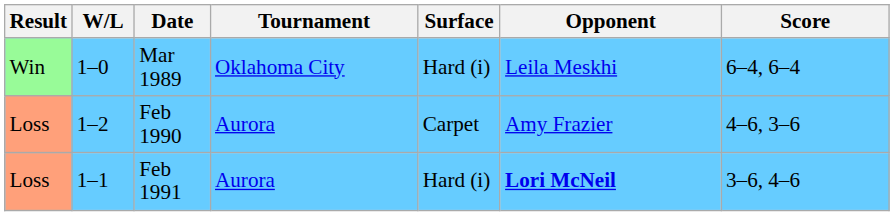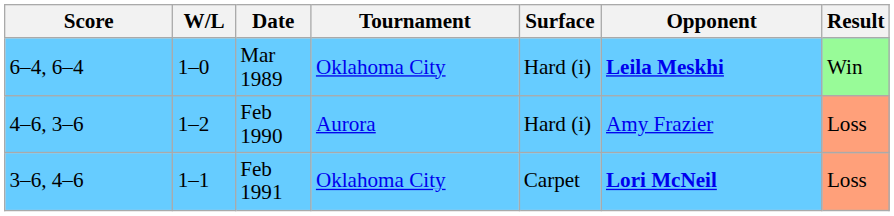columns swapped: (38, 21) <-> (805, 21)
(561, 66) normal -> (665, 66) bold
(451, 123) Carpet -> (557, 123) Hard (i)
(245, 181) Aurora -> (381, 181) Oklahoma City
(456, 181) Hard (i) -> (552, 181) Carpet
